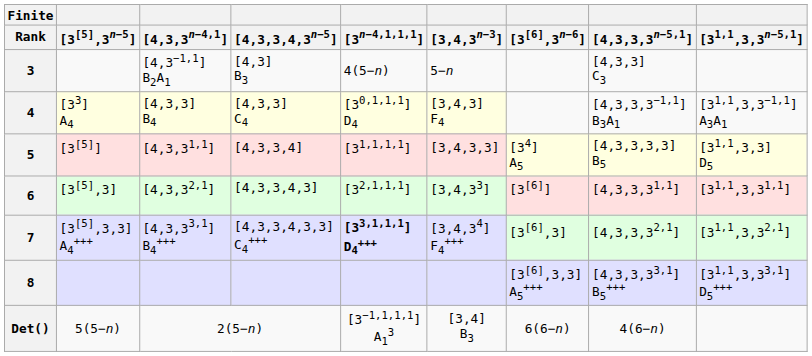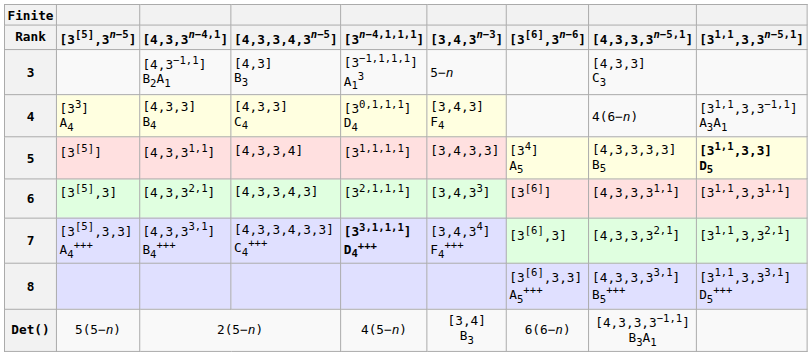(367, 70) 4(5−n) -> (381, 72) [3−1,1,1,1] A13
(639, 113) [4,3,3,3−1,1] B3A1 -> (615, 116) 4(6−n)
(736, 155) normal -> (736, 158) bold
(384, 329) [3−1,1,1,1] A13 -> (384, 330) 4(5−n)
(643, 329) 4(6−n) -> (643, 330) [4,3,3,3−1,1] B3A1
